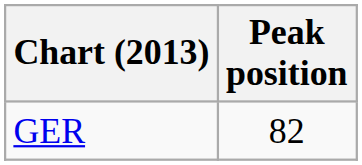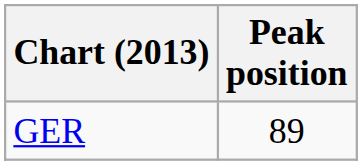(287, 130) 82 -> (287, 130) 89
